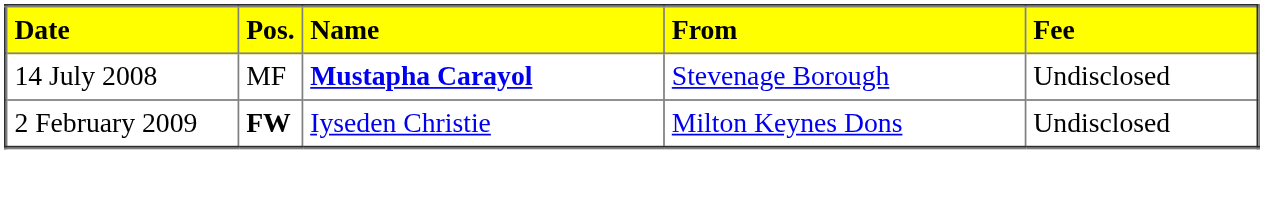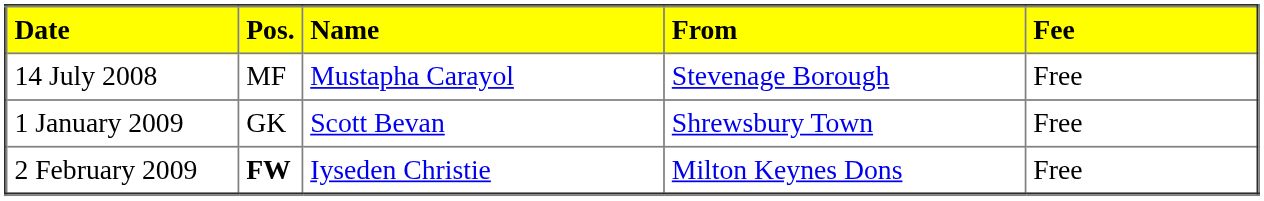(421, 76) bold -> (412, 76) normal
(1102, 76) Undisclosed -> (1058, 76) Free
+ row: (99, 123)
(1102, 123) Undisclosed -> (1058, 169) Free
